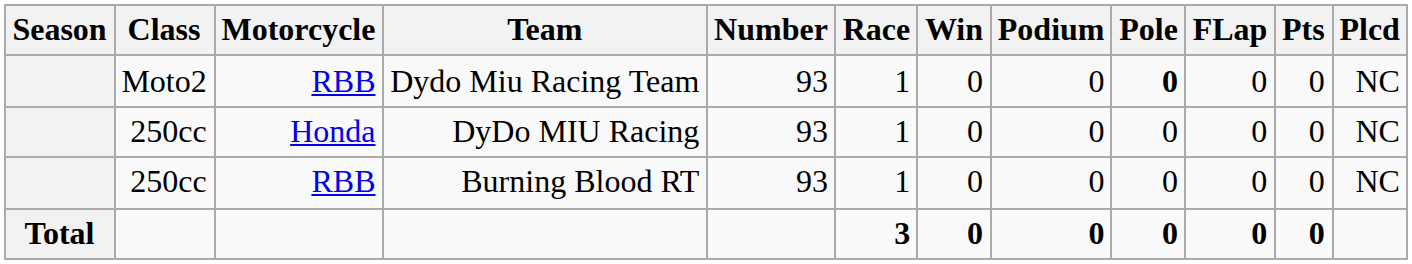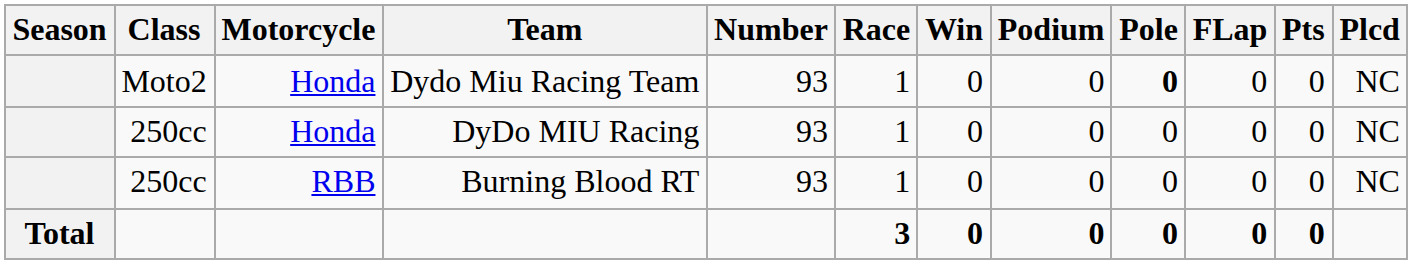(343, 80) RBB -> (333, 80) Honda
